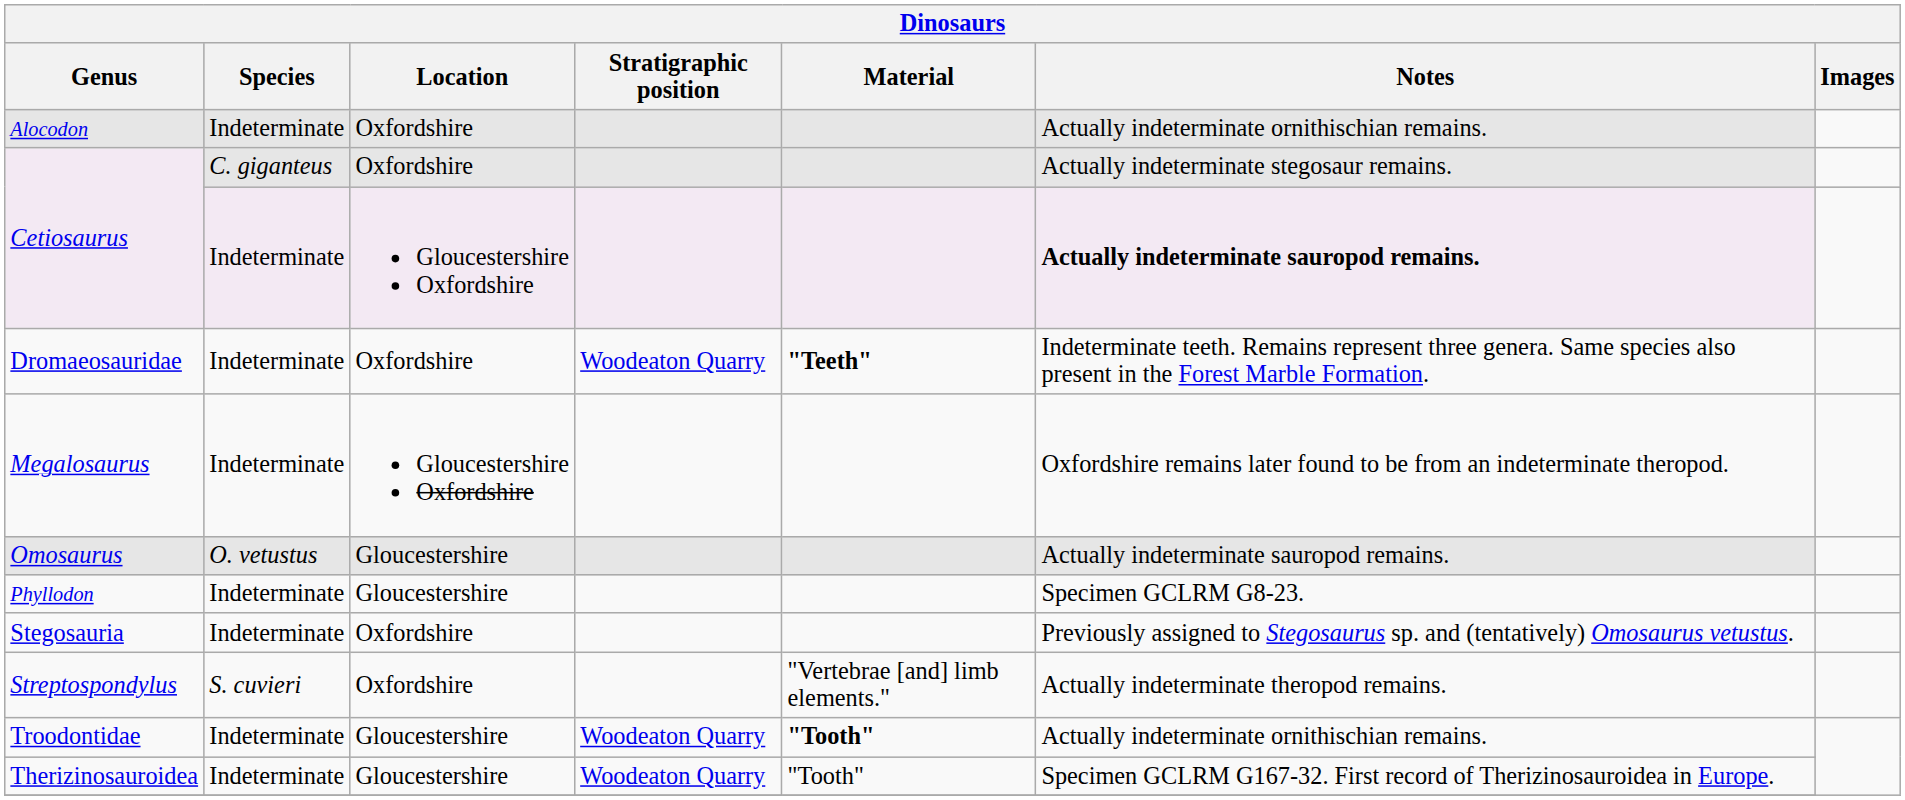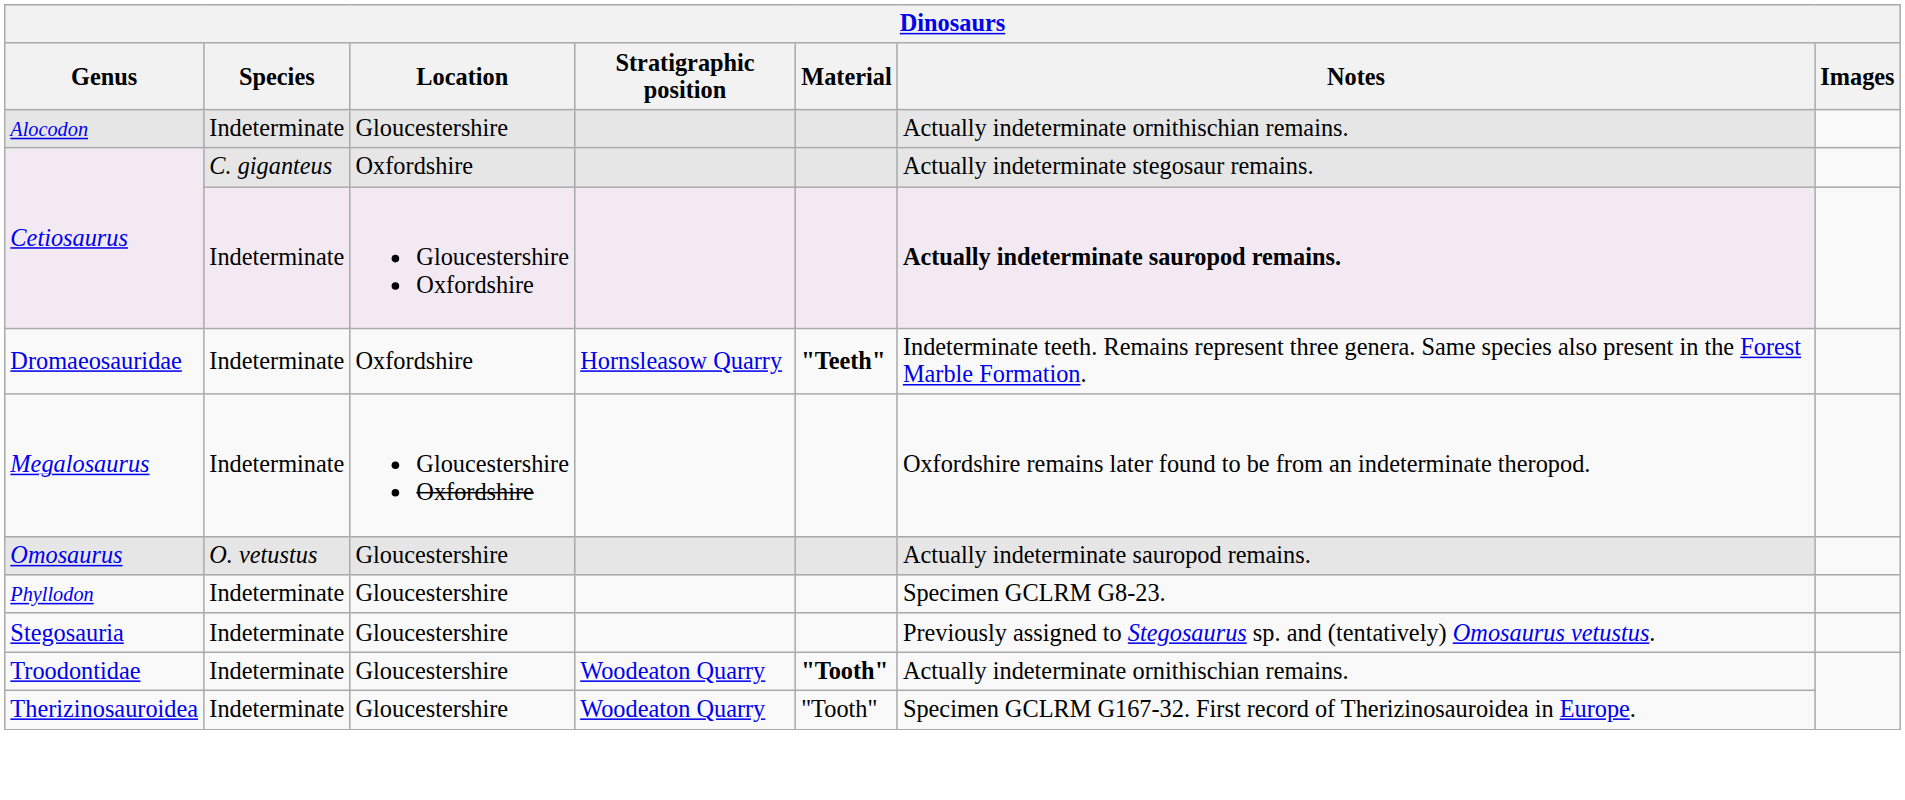(414, 128) Oxfordshire -> (432, 128) Gloucestershire
(673, 361) Woodeaton Quarry -> (681, 361) Hornsleasow Quarry
(414, 632) Oxfordshire -> (432, 632) Gloucestershire
- row: (94, 684)
